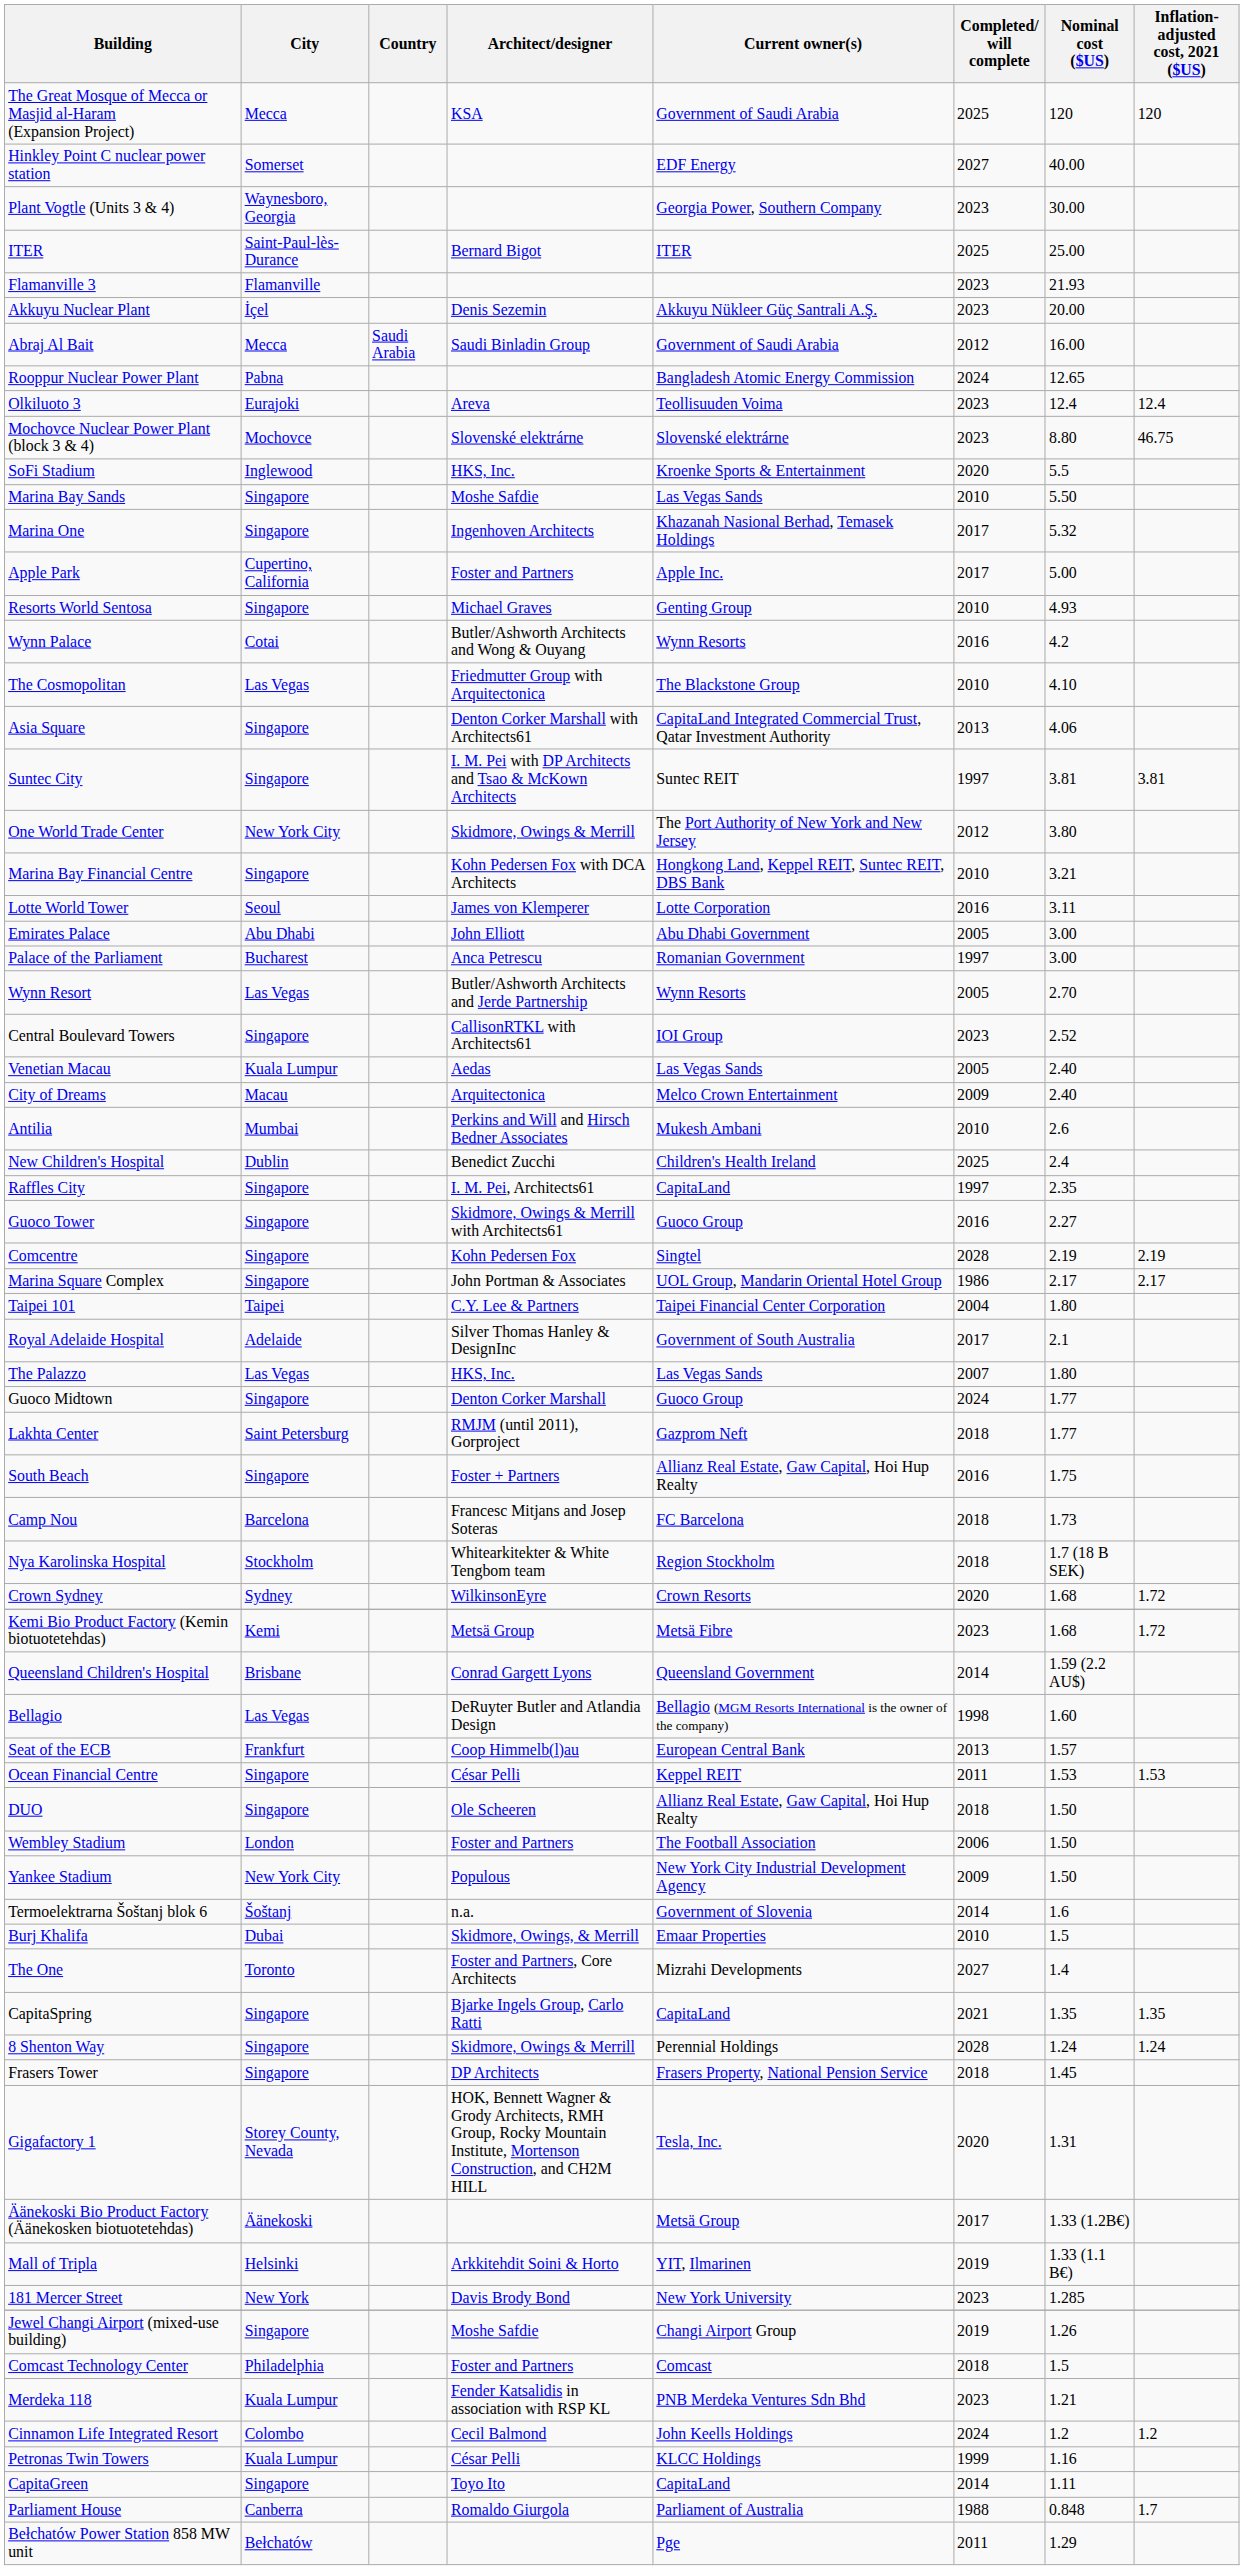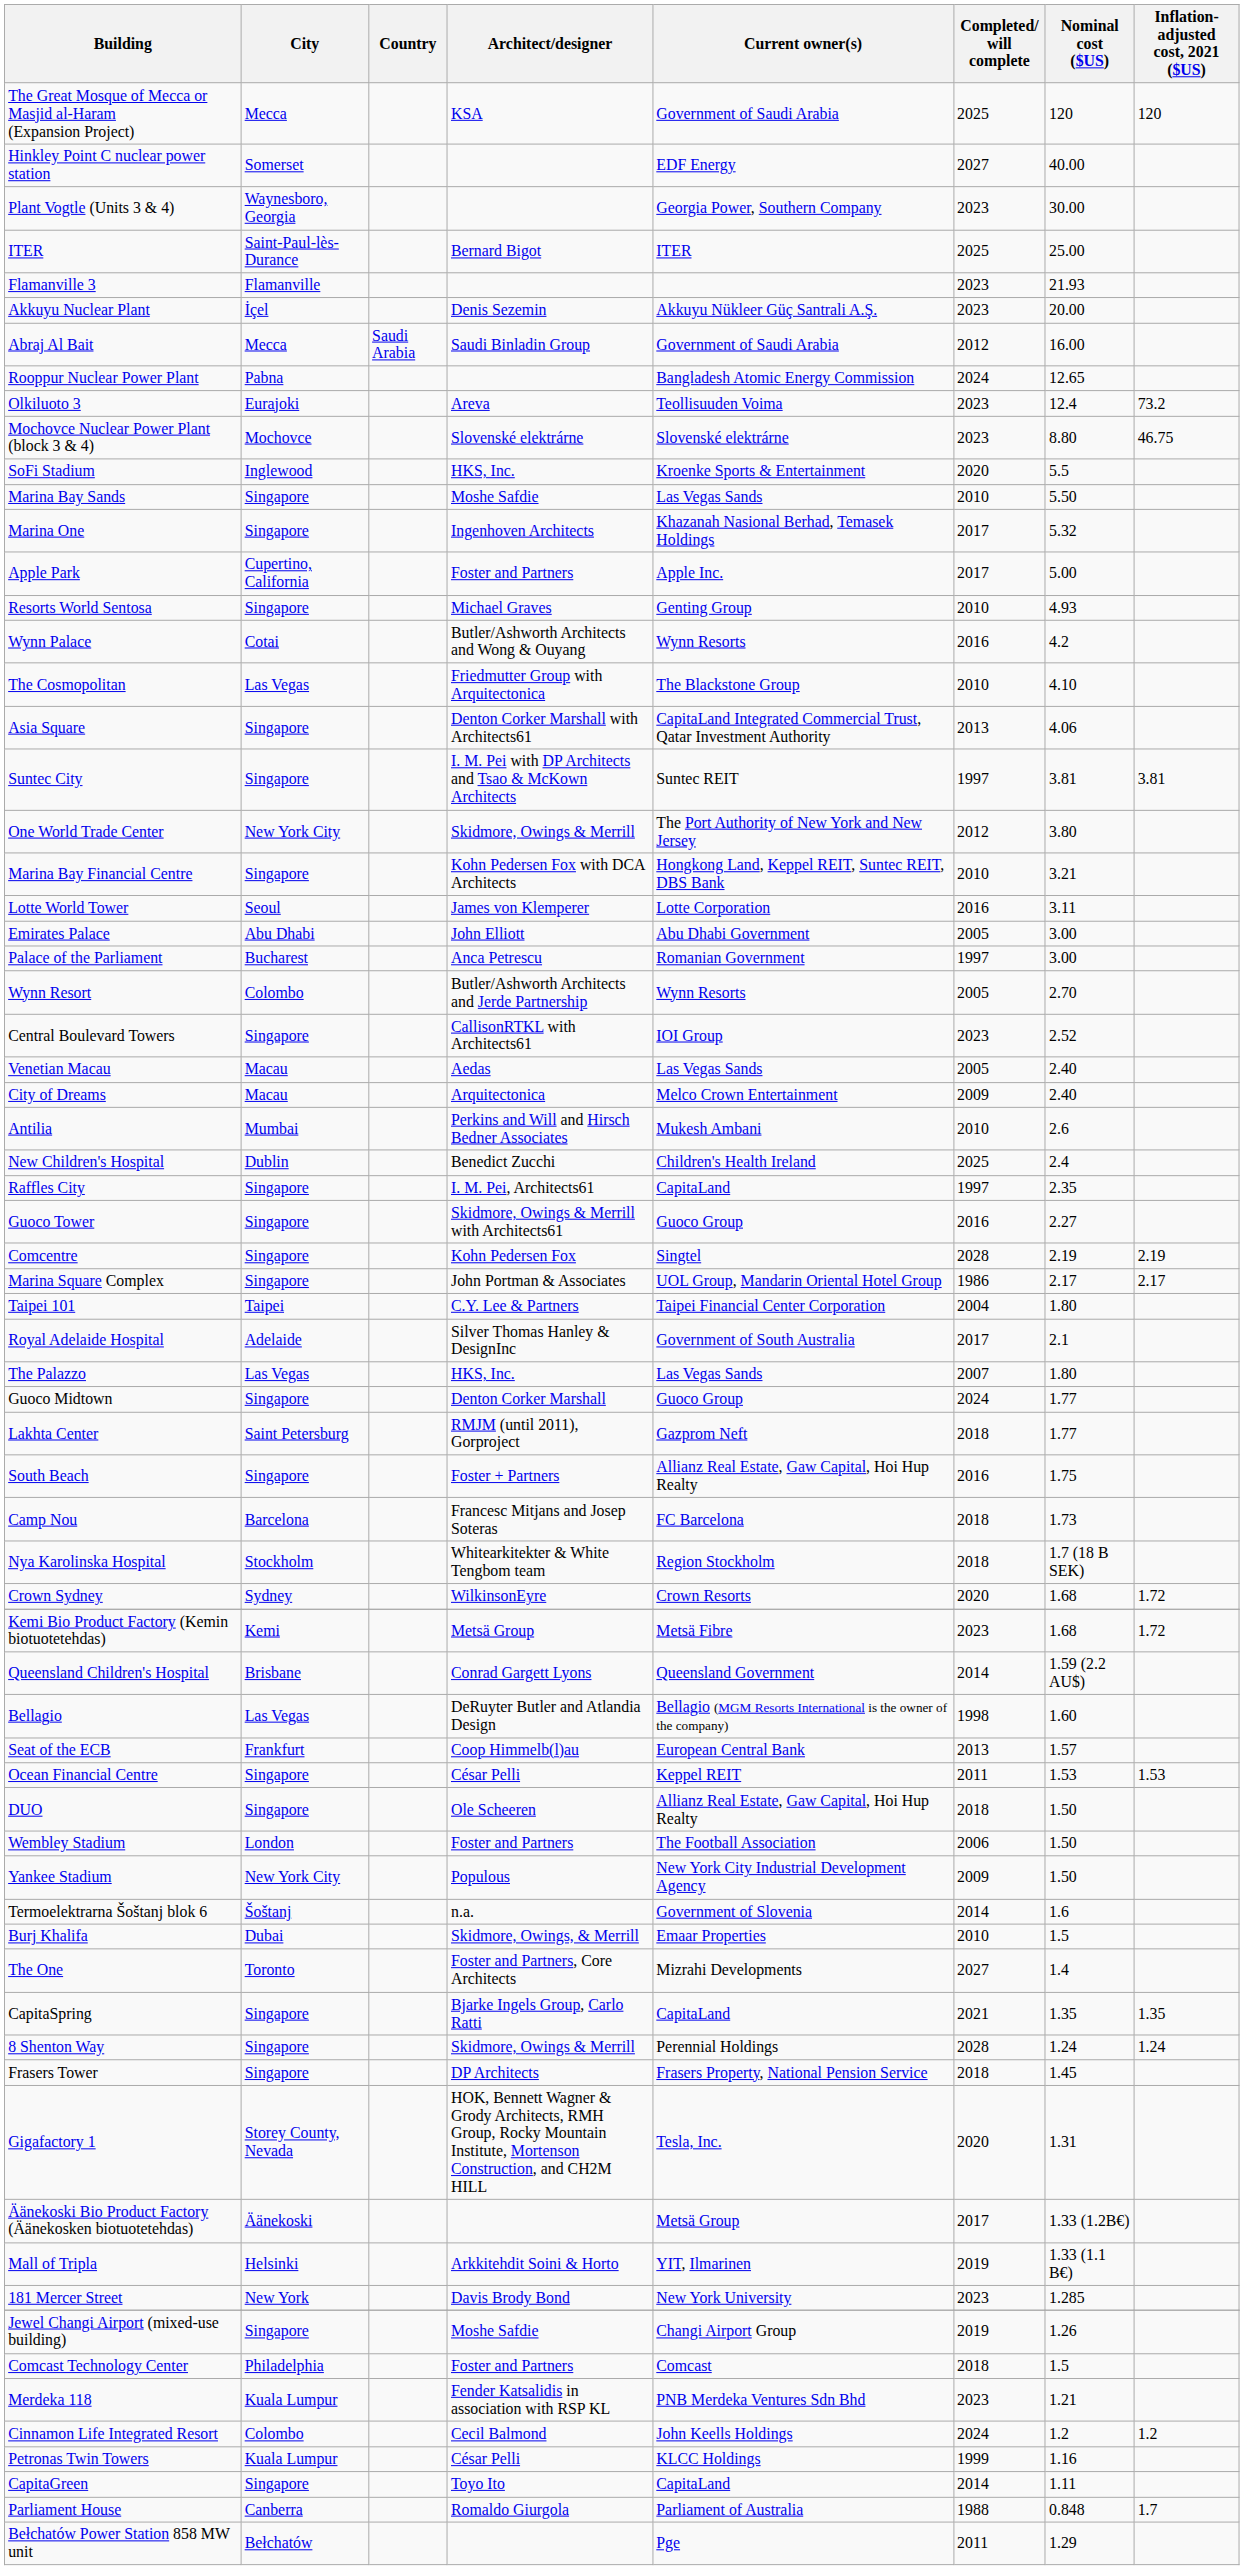(1152, 403) 12.4 -> (1152, 403) 73.2
(277, 992) Las Vegas -> (274, 992) Colombo
(291, 1069) Kuala Lumpur -> (266, 1069) Macau
